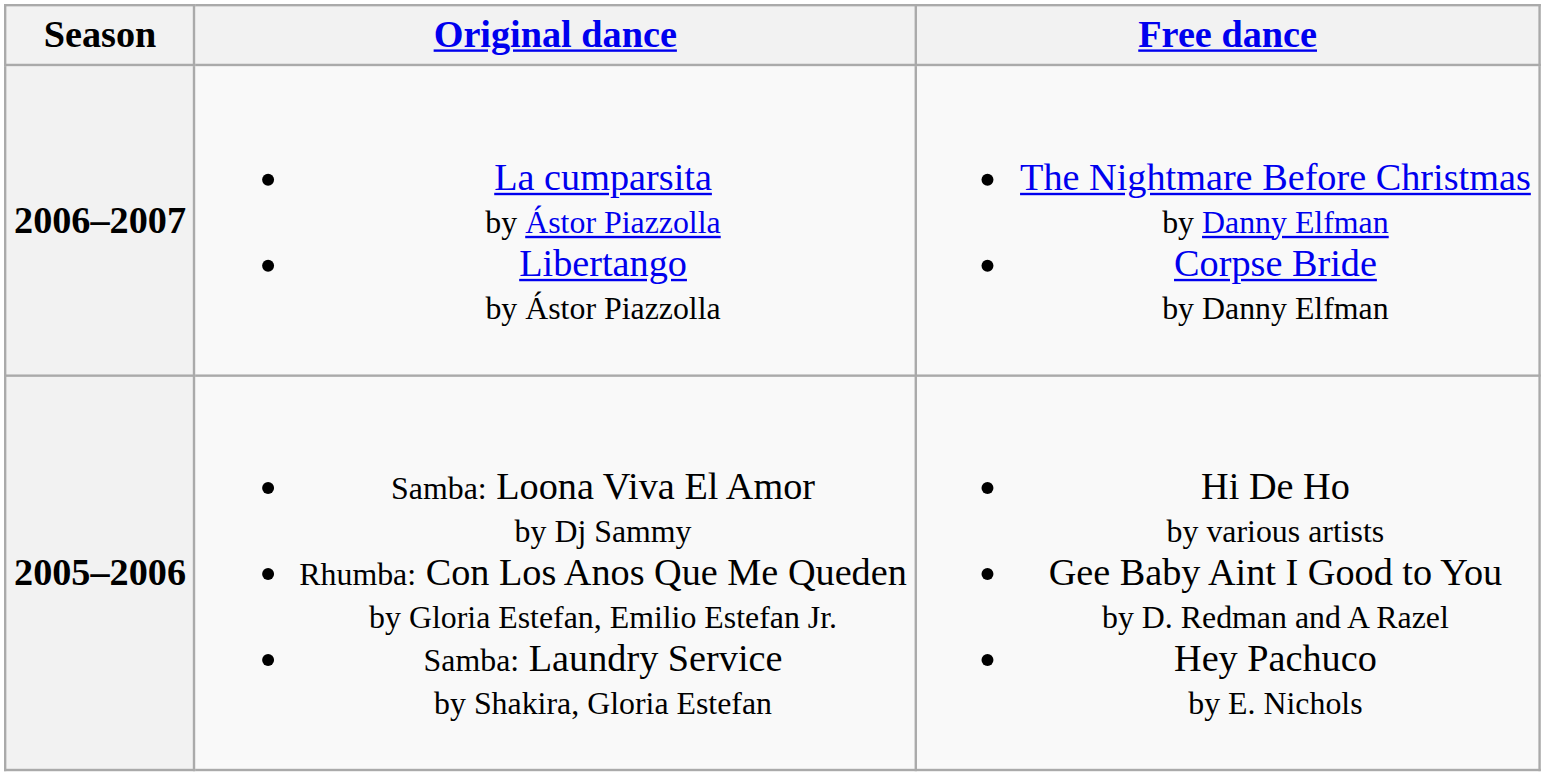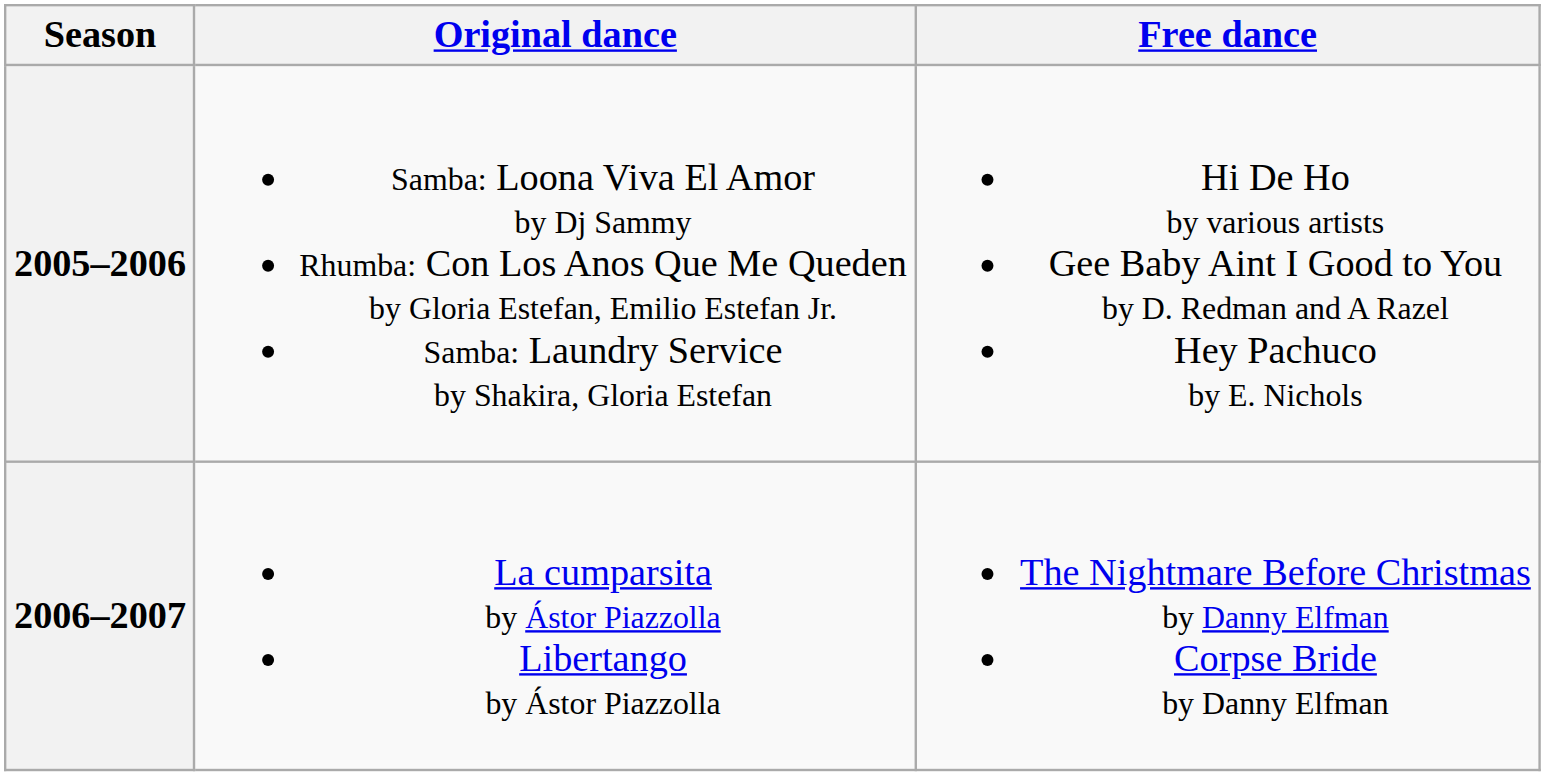rows swapped: (100, 219) <-> (100, 571)
